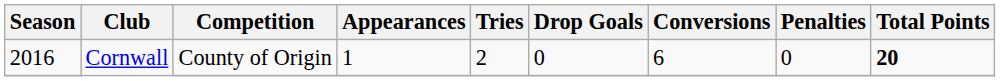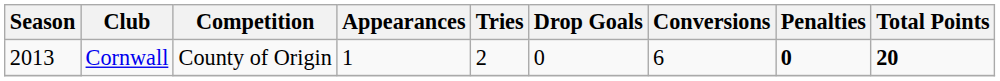(32, 57) 2016 -> (32, 57) 2013
(786, 57) normal -> (786, 57) bold
